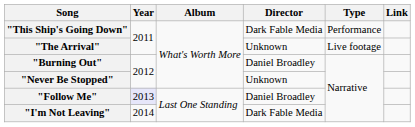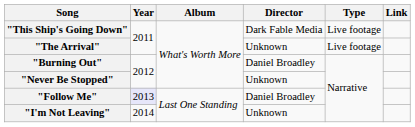(354, 29) Performance -> (354, 29) Live footage
(284, 113) Dark Fable Media -> (266, 113) Unknown
